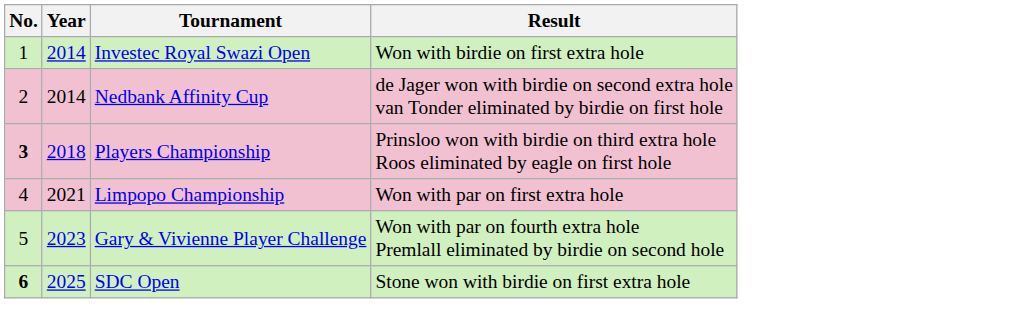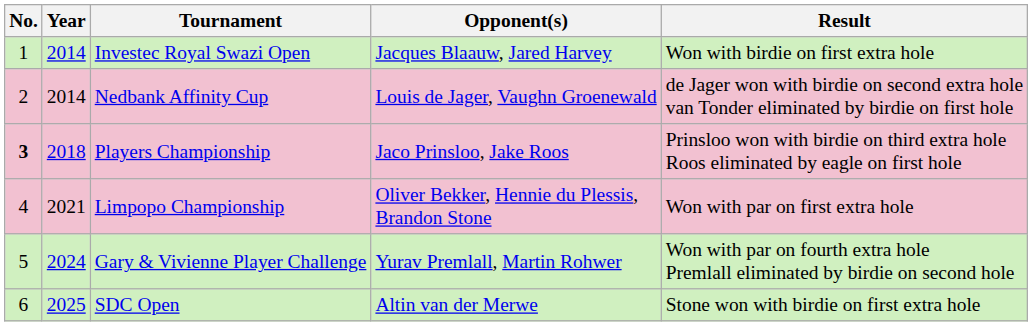+ column: (516, 20)
(66, 238) 2023 -> (66, 261) 2024
(23, 282) bold -> (23, 305) normal
